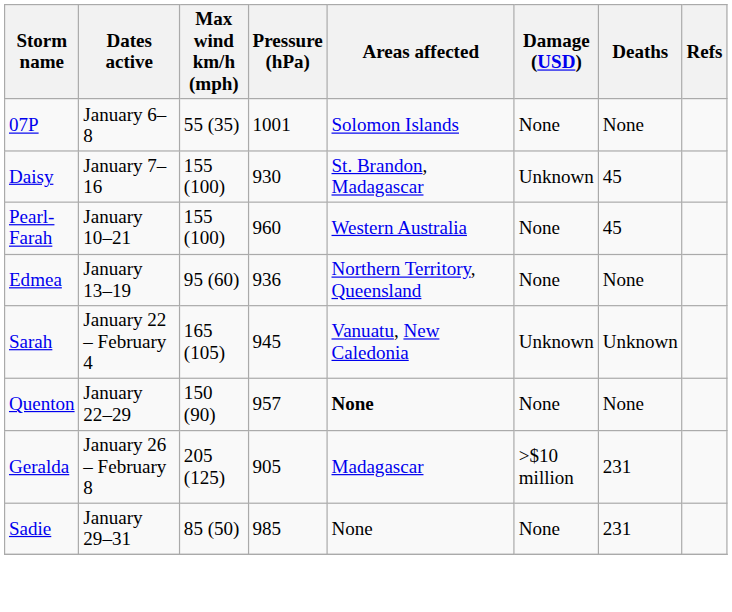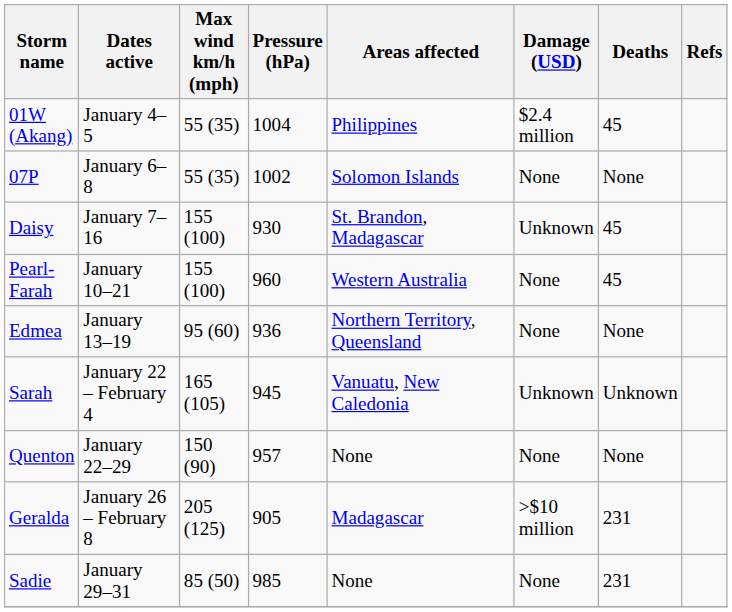+ row: (41, 124)
(272, 124) 1001 -> (272, 176) 1002
(353, 404) bold -> (352, 455) normal
